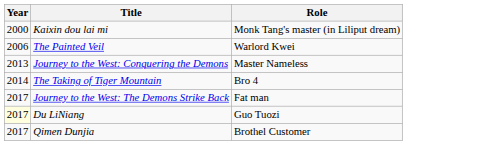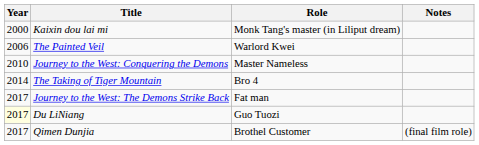+ column: (438, 13)
(18, 64) 2013 -> (18, 64) 2010
